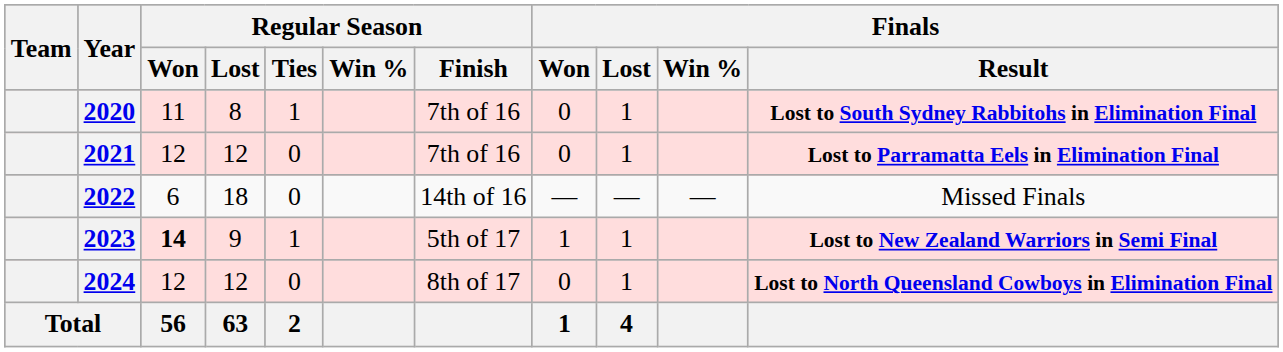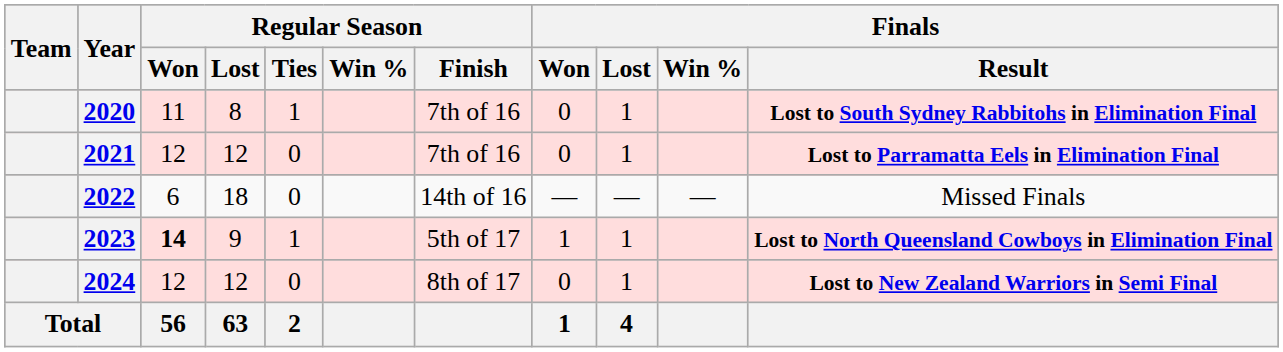(1013, 241) Lost to New Zealand Warriors in Semi Final -> (1013, 241) Lost to North Queensland Cowboys in Elimination Final
(1013, 284) Lost to North Queensland Cowboys in Elimination Final -> (1013, 284) Lost to New Zealand Warriors in Semi Final
